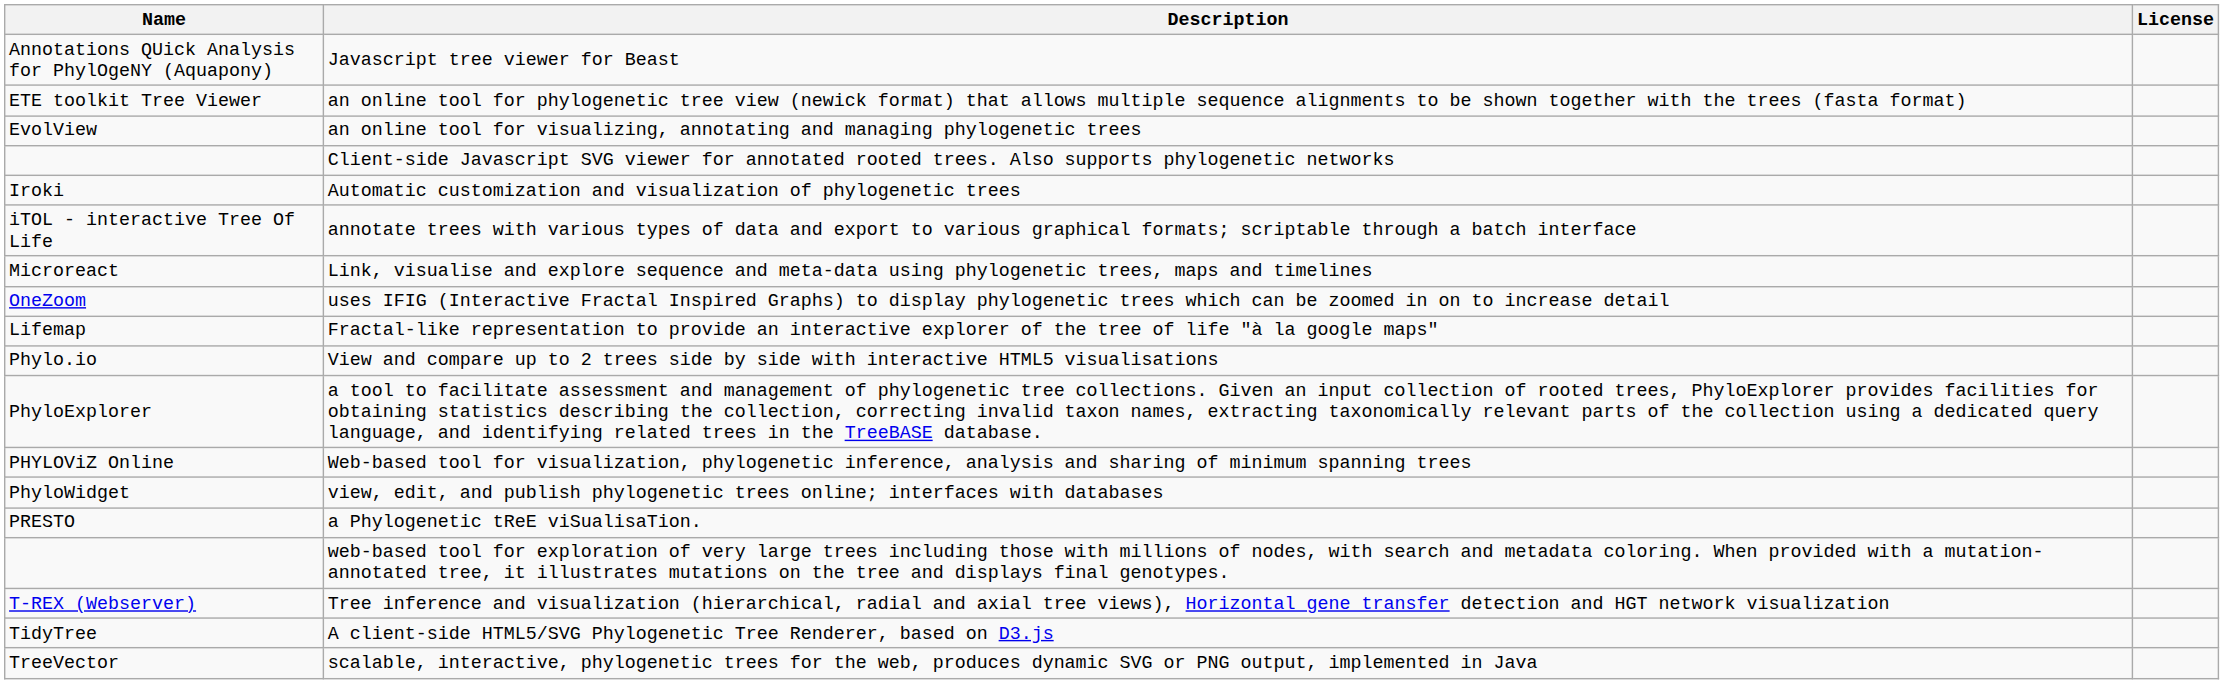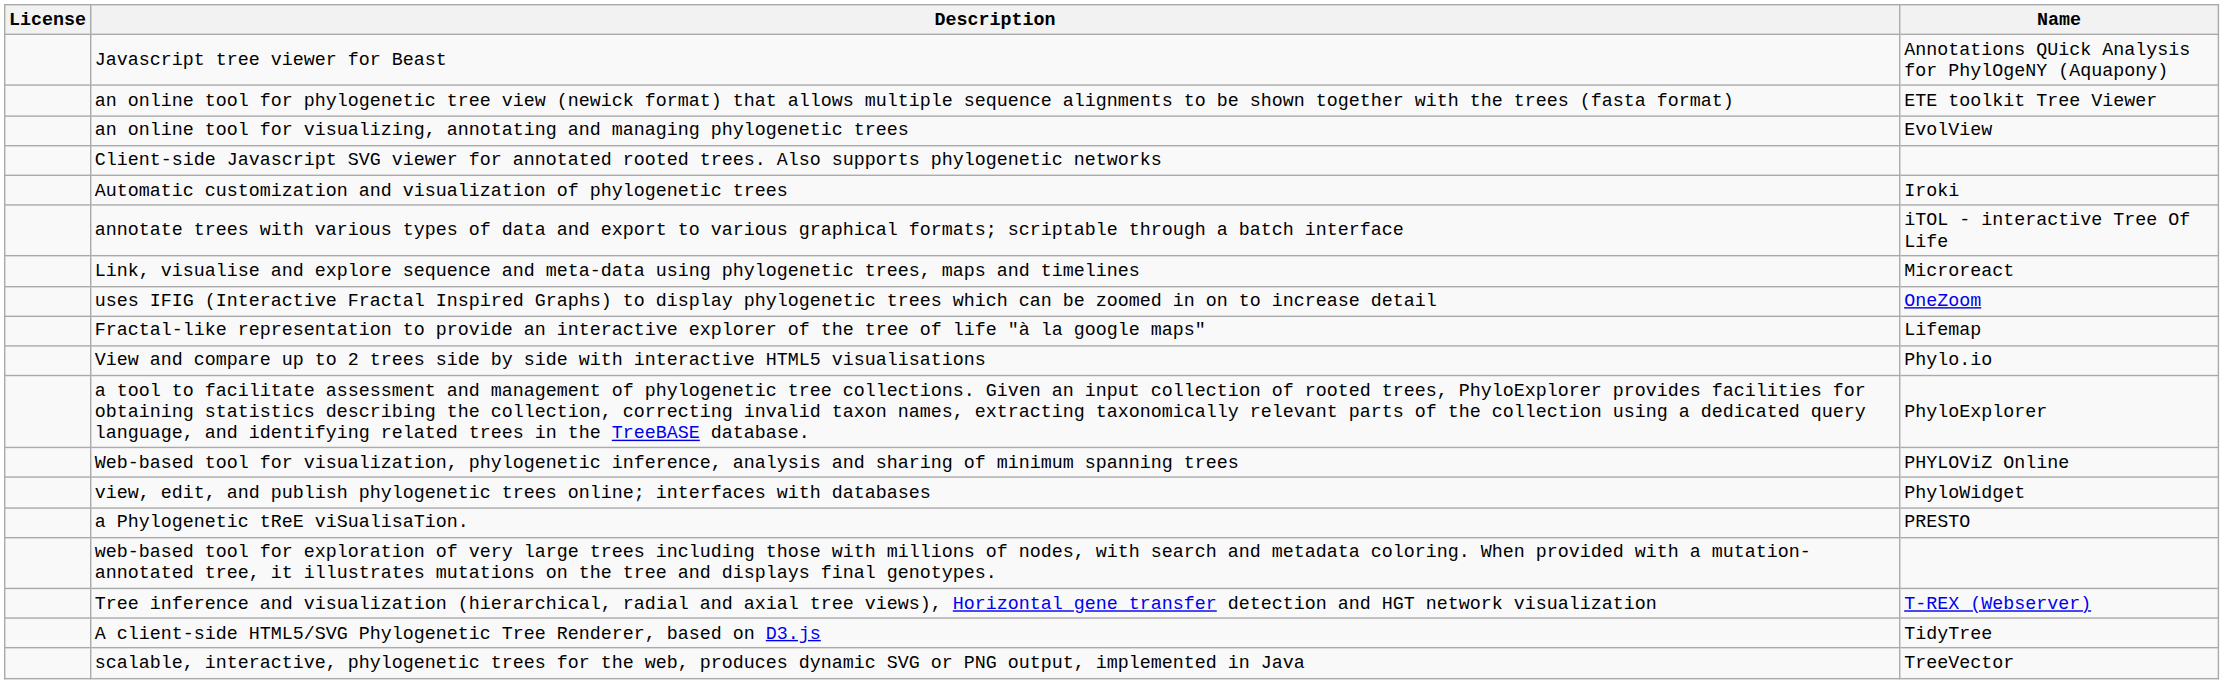columns swapped: (164, 20) <-> (2176, 20)
